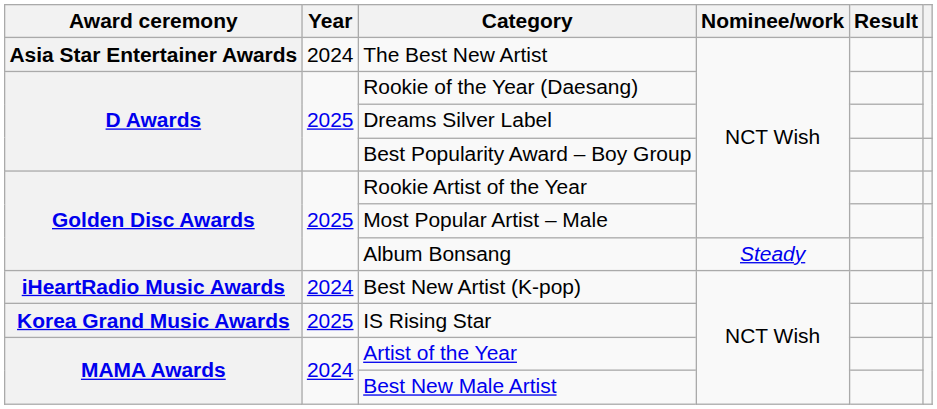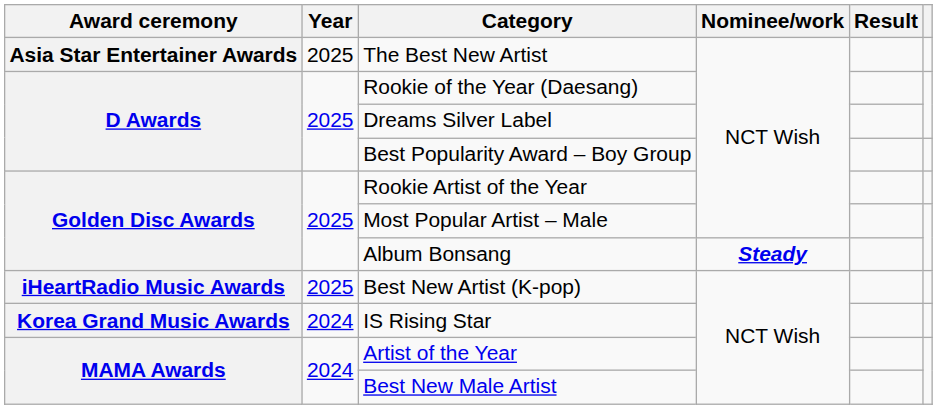(330, 54) 2024 -> (330, 54) 2025
(773, 253) normal -> (773, 253) bold
(330, 287) 2024 -> (330, 287) 2025
(330, 320) 2025 -> (330, 320) 2024
